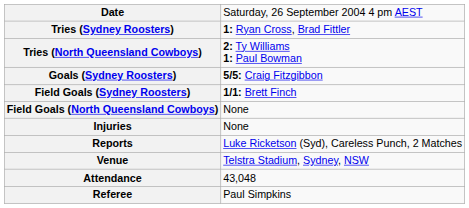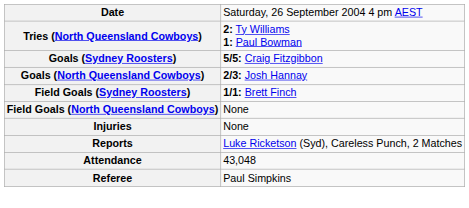- row: (113, 30)
+ row: (113, 76)
- row: (113, 161)
